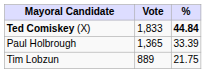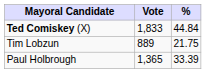(186, 28) bold -> (186, 28) normal
rows swapped: (41, 44) <-> (33, 60)
